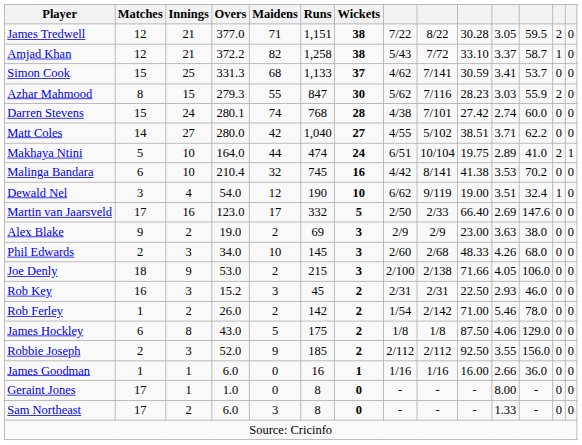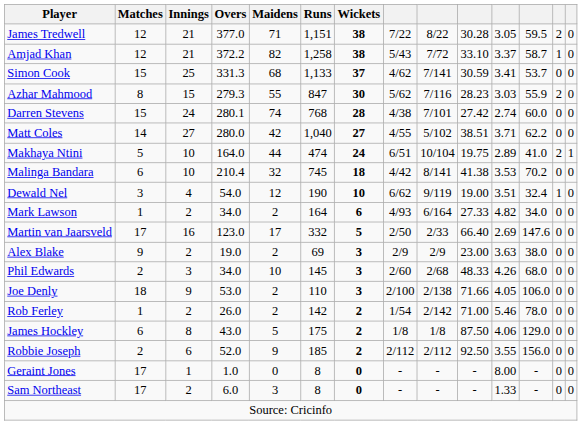(359, 172) 16 -> (359, 172) 18
+ row: (42, 212)
(318, 271) 215 -> (318, 291) 110
- row: (30, 291)
(189, 350) 3 -> (189, 350) 6
- row: (49, 370)
